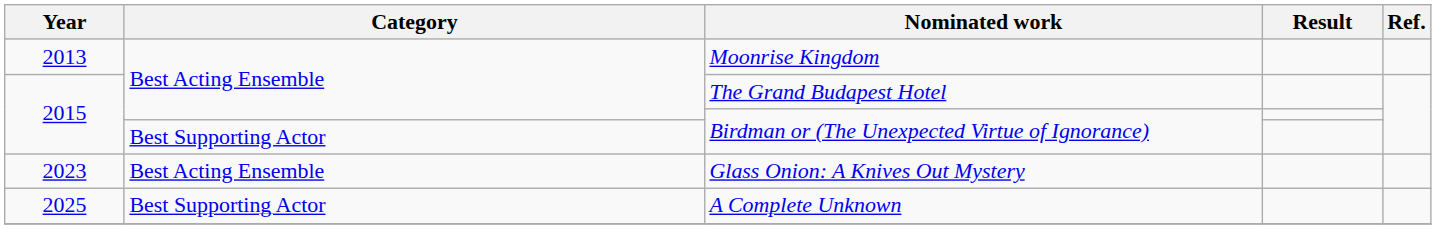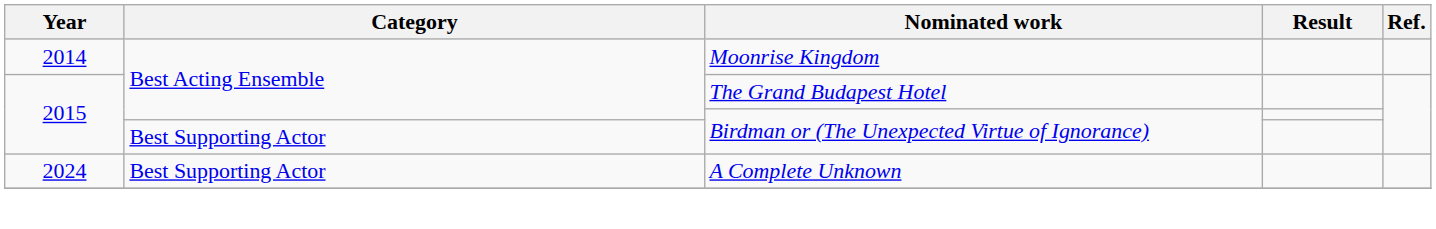(65, 56) 2013 -> (65, 56) 2014
- row: (227, 171)
(65, 205) 2025 -> (65, 171) 2024
